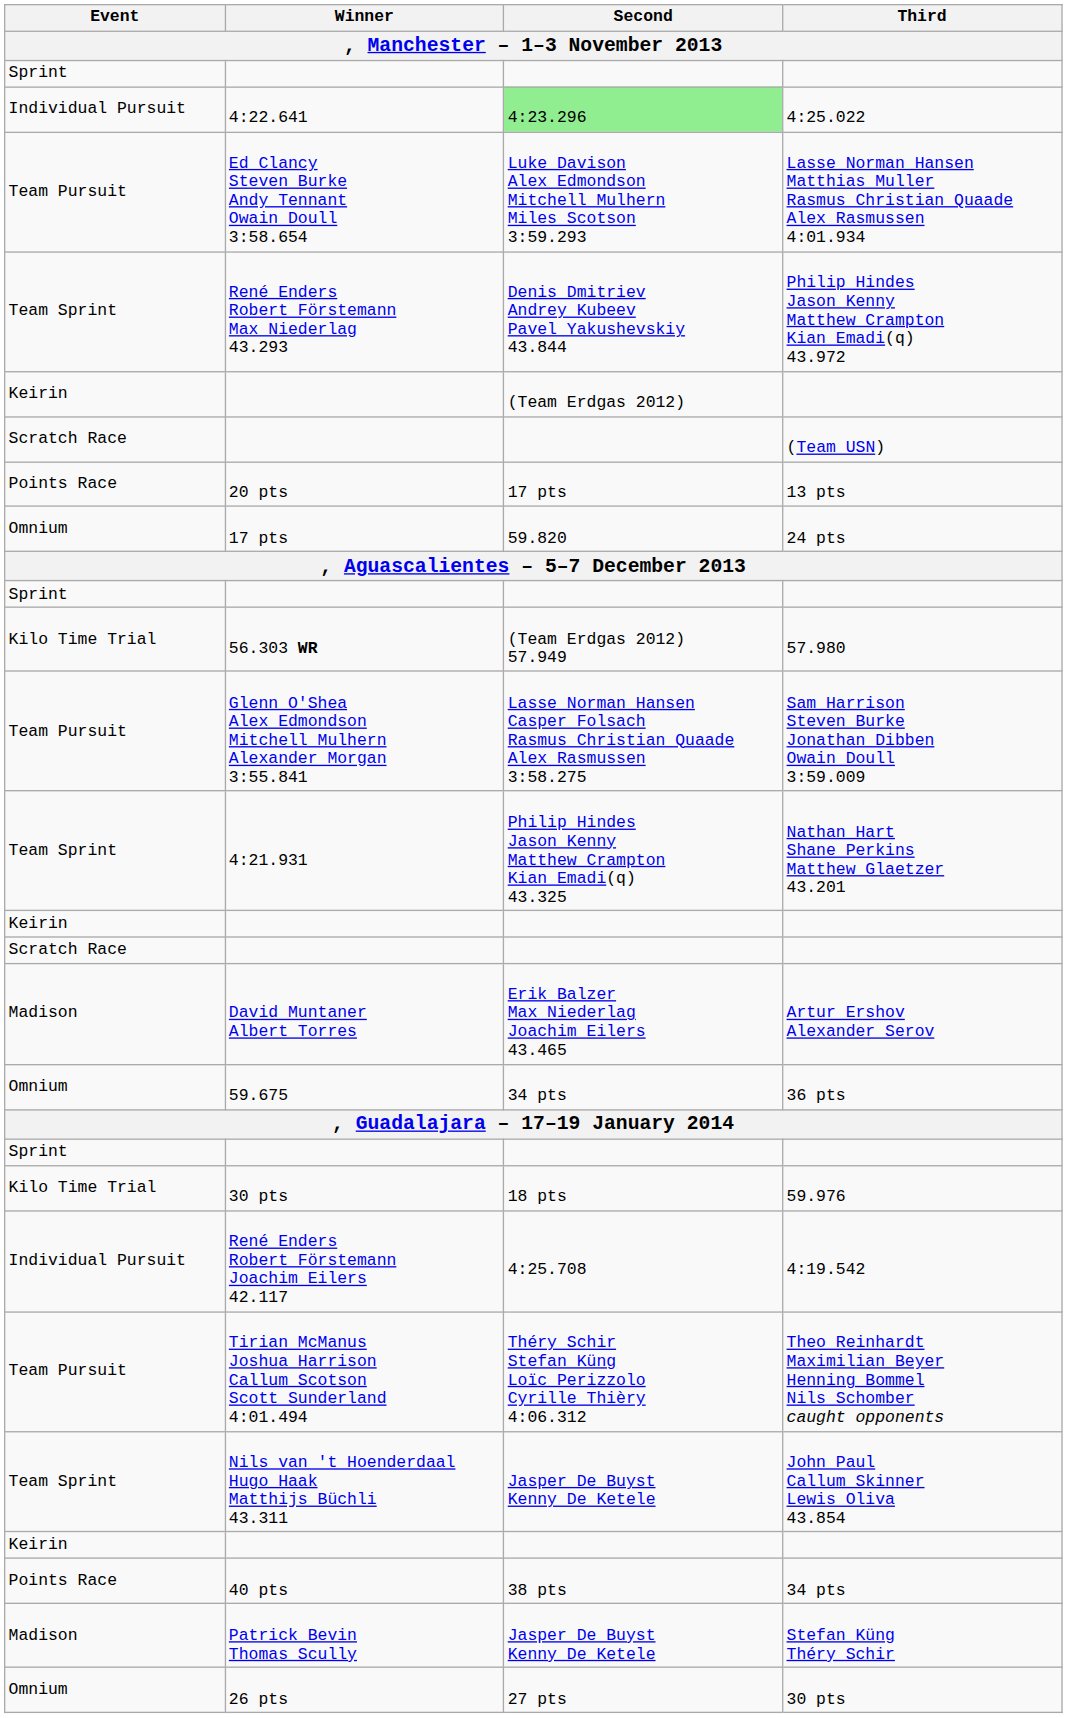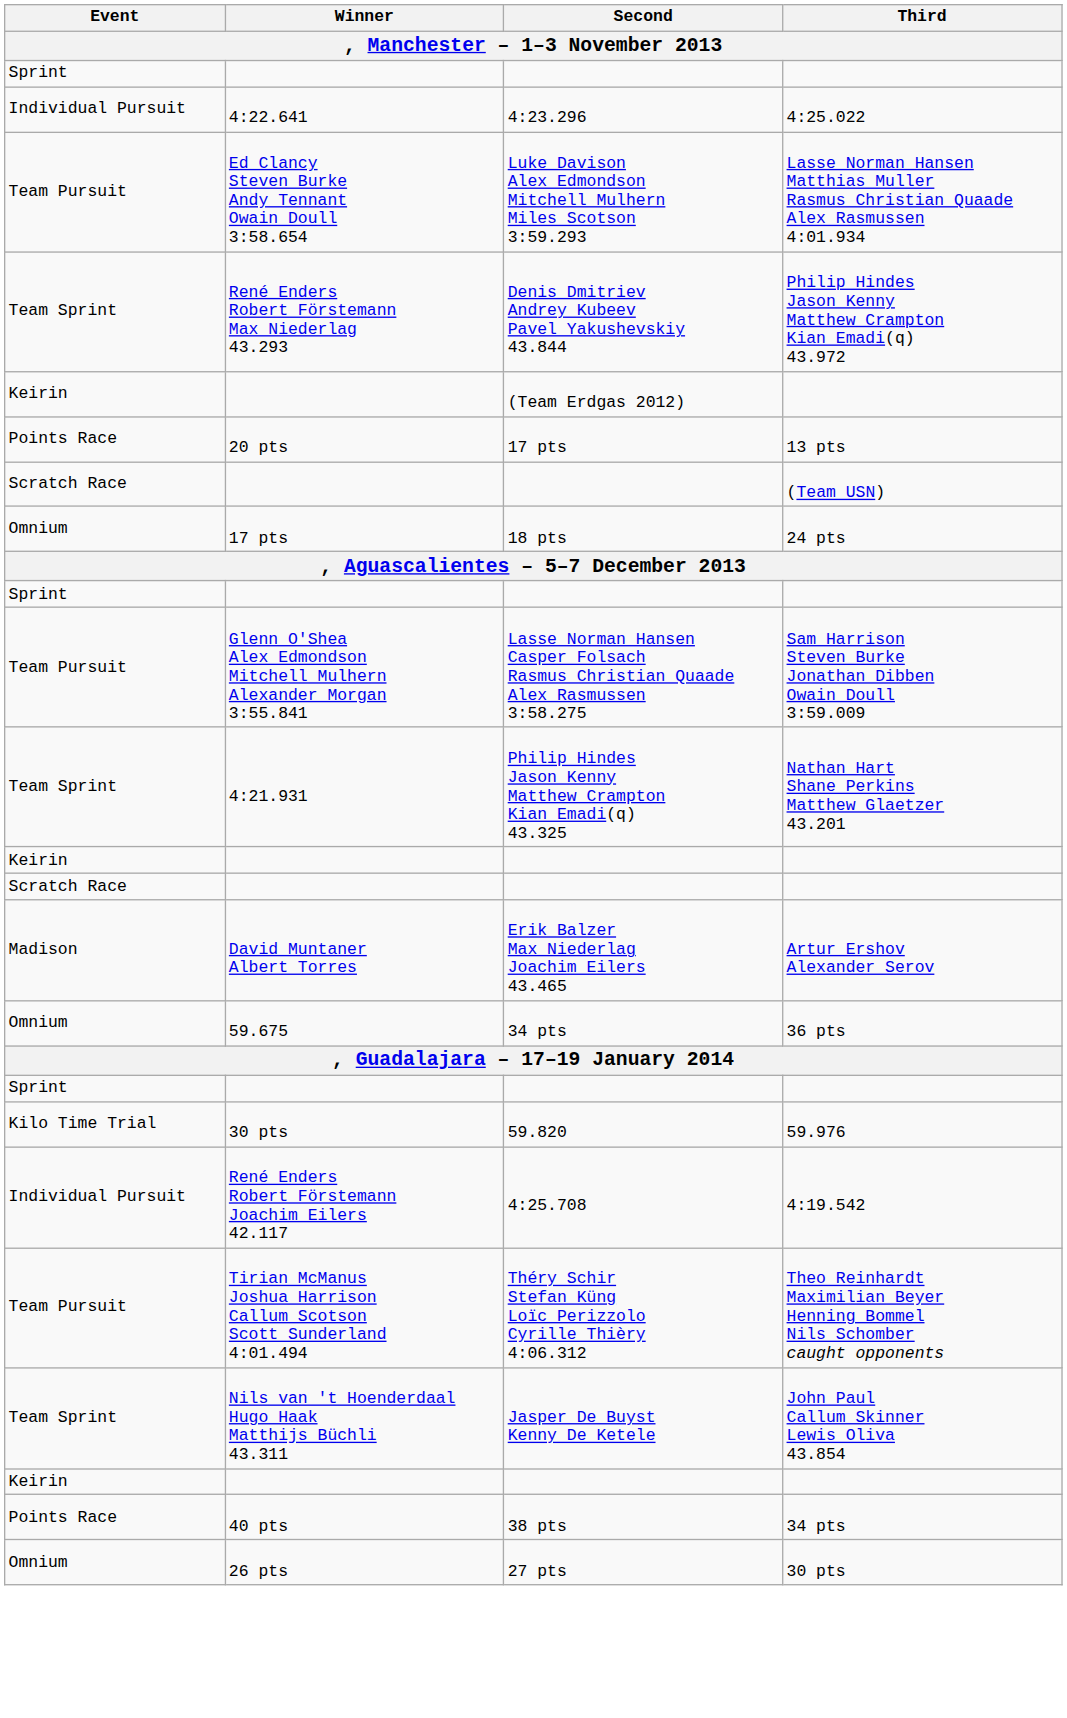(547, 119) lightgreen background -> (547, 119) no background
rows swapped: (68, 439) <-> (63, 484)
(537, 539) 59.820 -> (537, 539) 18 pts
- row: (83, 640)
(537, 1198) 18 pts -> (537, 1134) 59.820
- row: (43, 1636)
